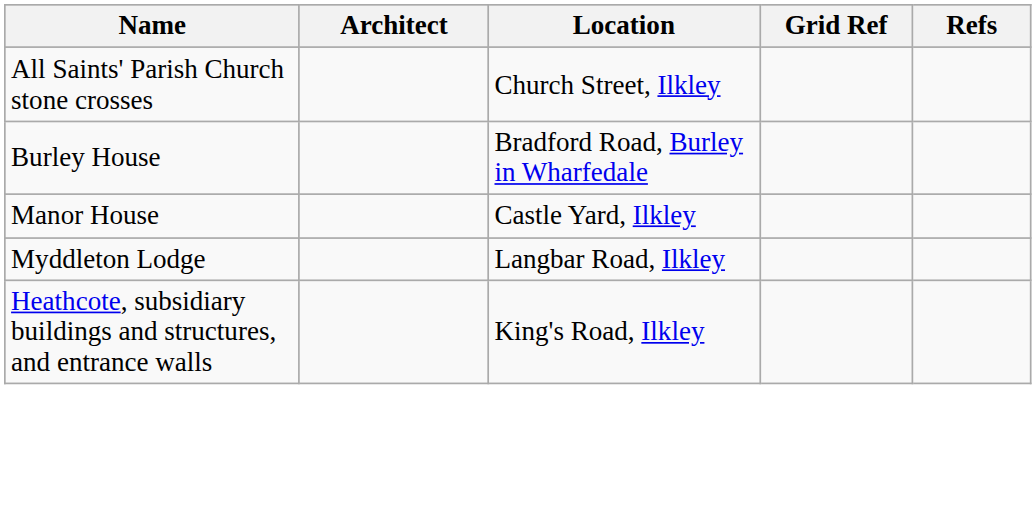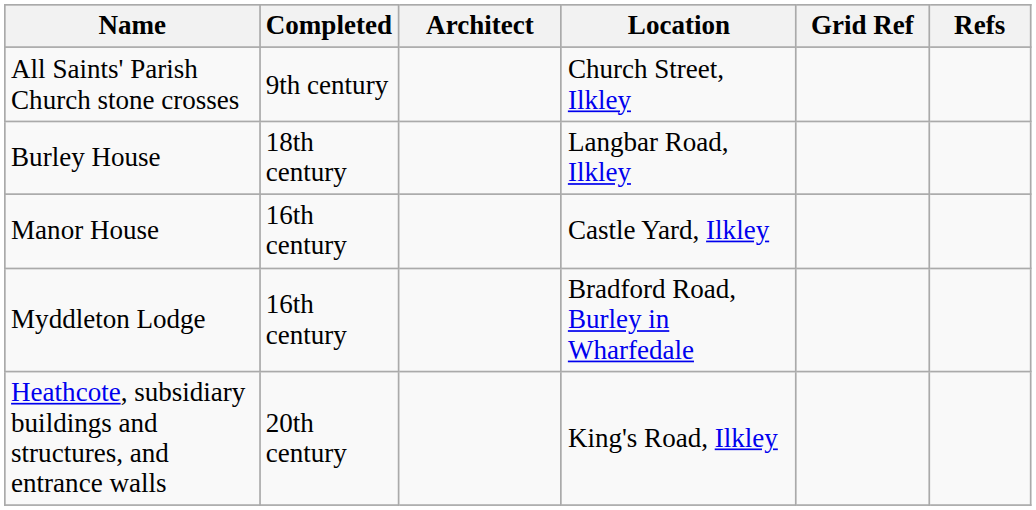+ column: (329, 25)
(619, 157) Bradford Road, Burley in Wharfedale -> (648, 157) Langbar Road, Ilkley
(610, 258) Langbar Road, Ilkley -> (652, 319) Bradford Road, Burley in Wharfedale
